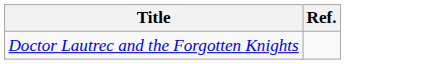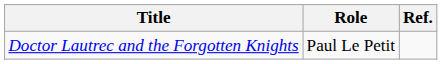+ column: (351, 18)
